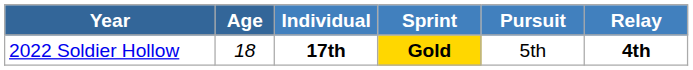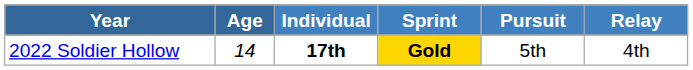(245, 50) 18 -> (245, 50) 14
(636, 50) bold -> (636, 50) normal
